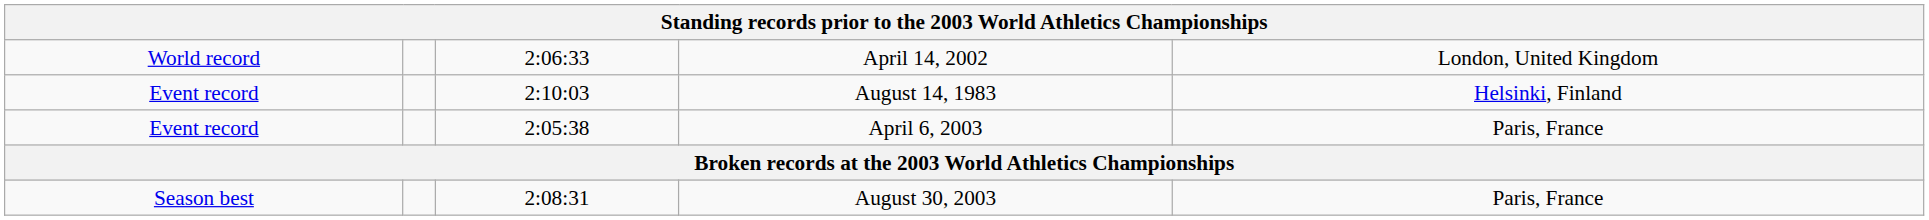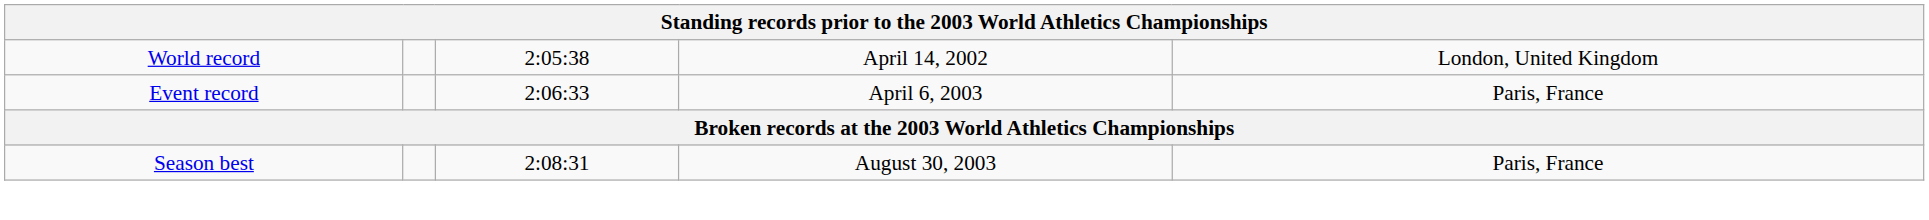(557, 56) 2:06:33 -> (557, 56) 2:05:38
- row: (925, 91)
(557, 127) 2:05:38 -> (557, 91) 2:06:33
